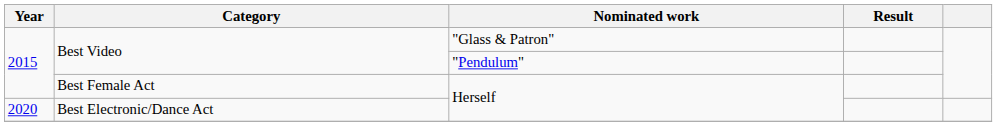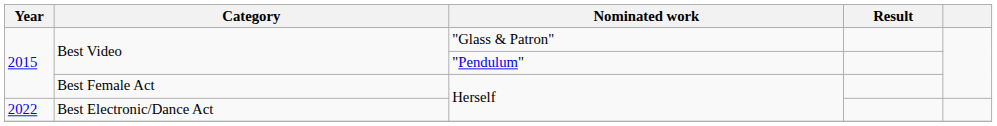(23, 109) 2020 -> (23, 109) 2022
